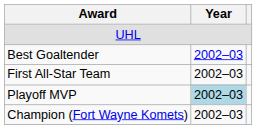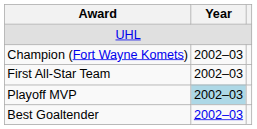rows swapped: (53, 54) <-> (98, 114)
